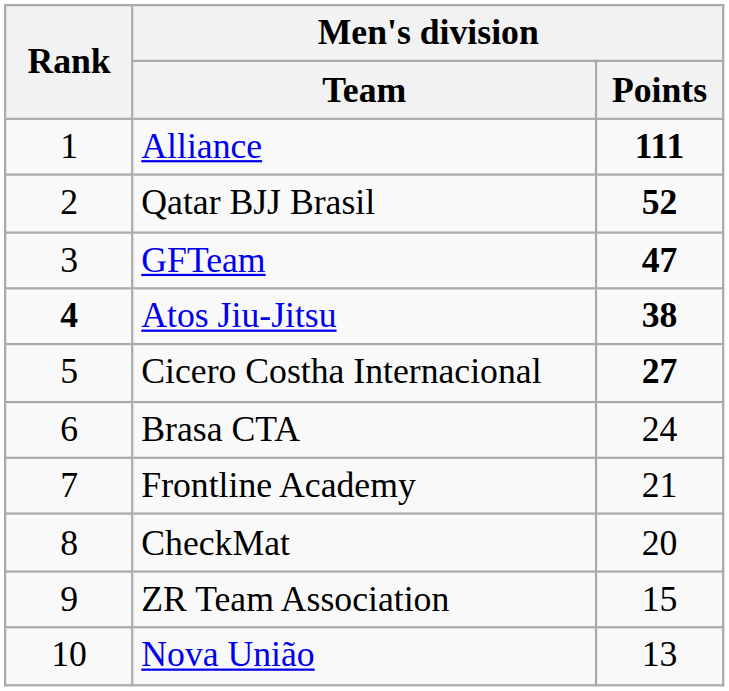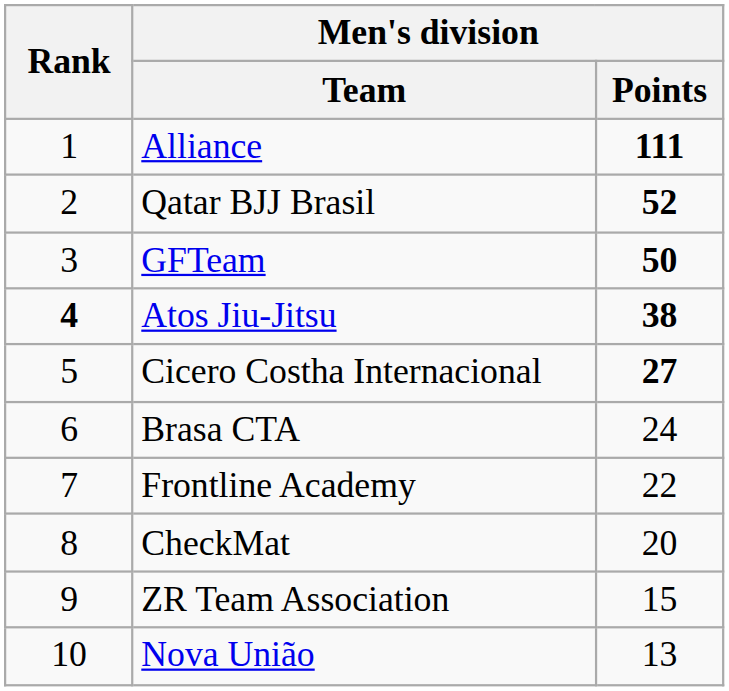(659, 259) 47 -> (659, 259) 50
(659, 485) 21 -> (659, 485) 22
